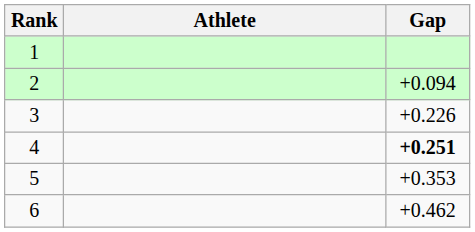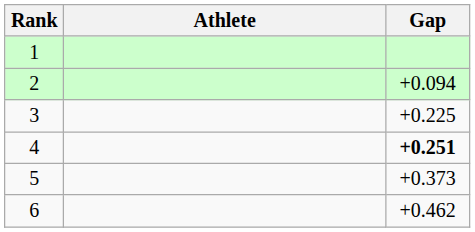(428, 115) +0.226 -> (428, 115) +0.225
(428, 178) +0.353 -> (428, 178) +0.373
